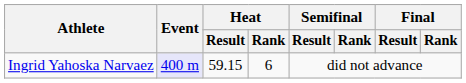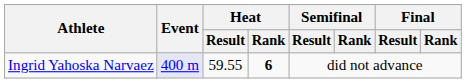(225, 65) 59.15 -> (225, 65) 59.55
(268, 65) normal -> (268, 65) bold
